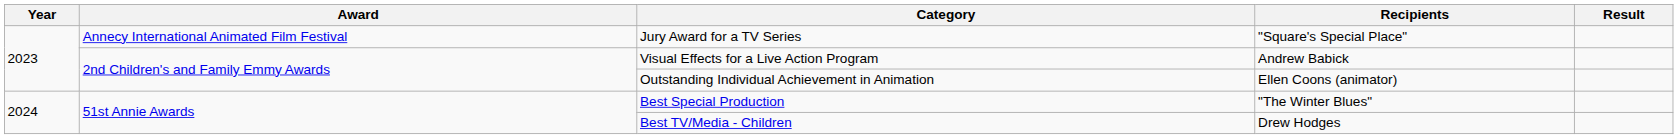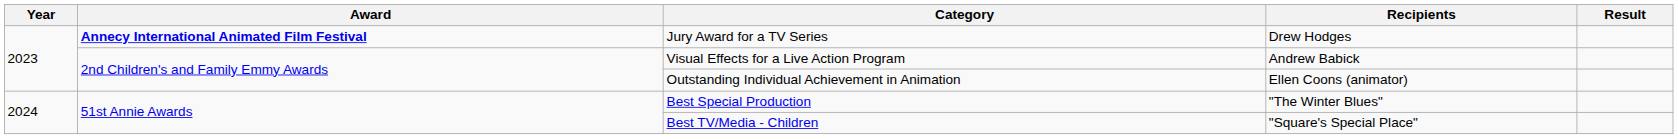(215, 36) normal -> (224, 36) bold
(1333, 36) "Square's Special Place" -> (1310, 36) Drew Hodges
(1299, 123) Drew Hodges -> (1343, 123) "Square's Special Place"
